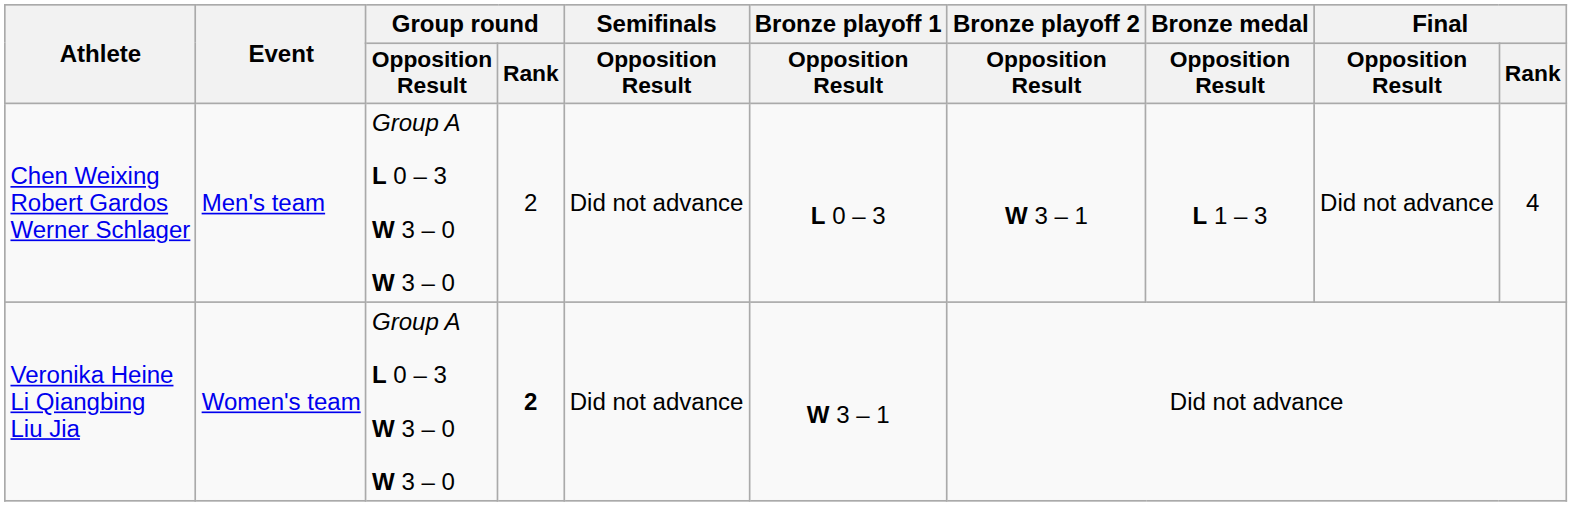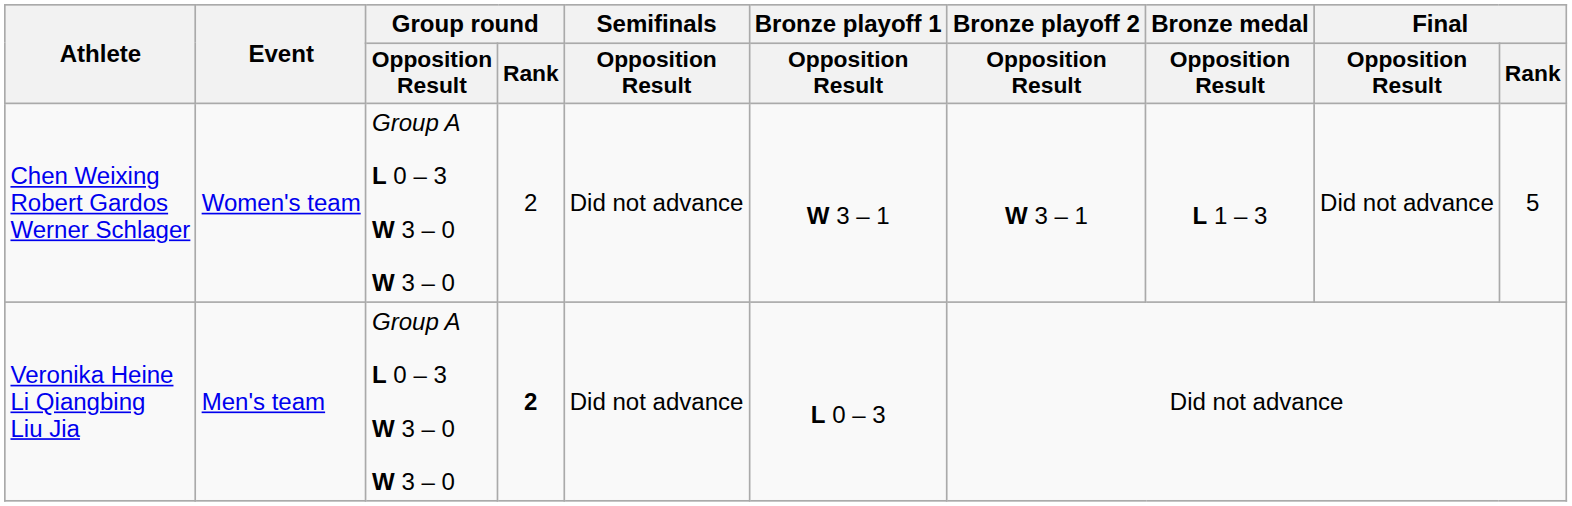(263, 203) Men's team -> (281, 203) Women's team
(848, 217) L 0 – 3 -> (848, 217) W 3 – 1
(1533, 203) 4 -> (1533, 203) 5
(281, 402) Women's team -> (263, 402) Men's team
(848, 415) W 3 – 1 -> (848, 415) L 0 – 3
